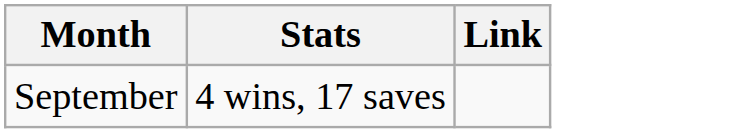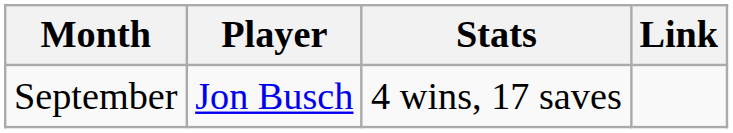+ column: (274, 34)
